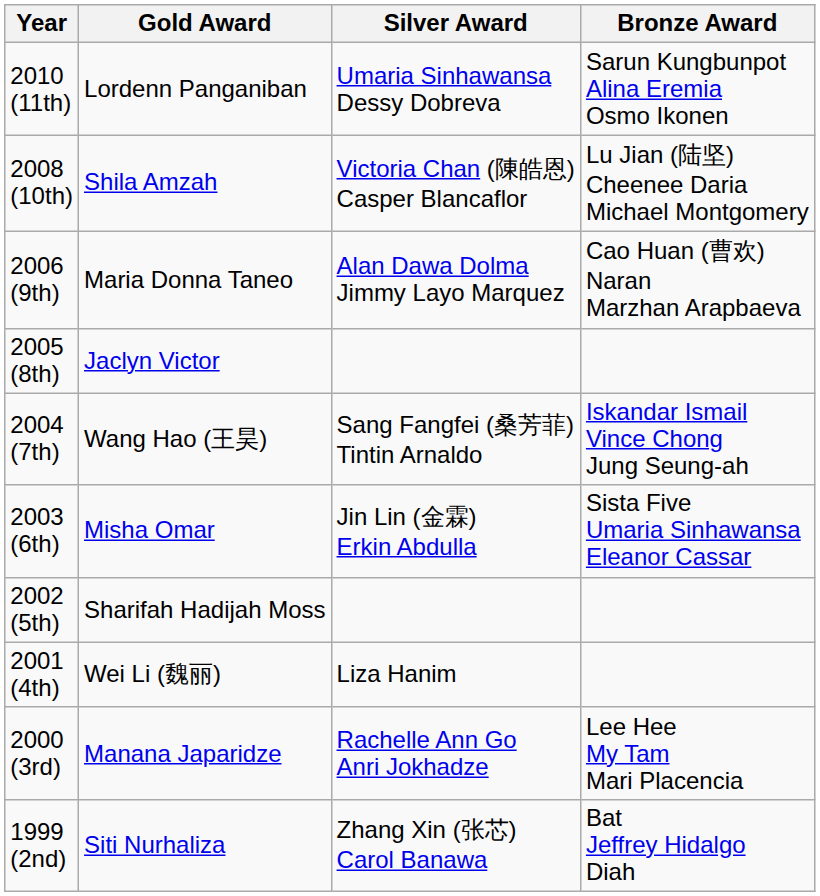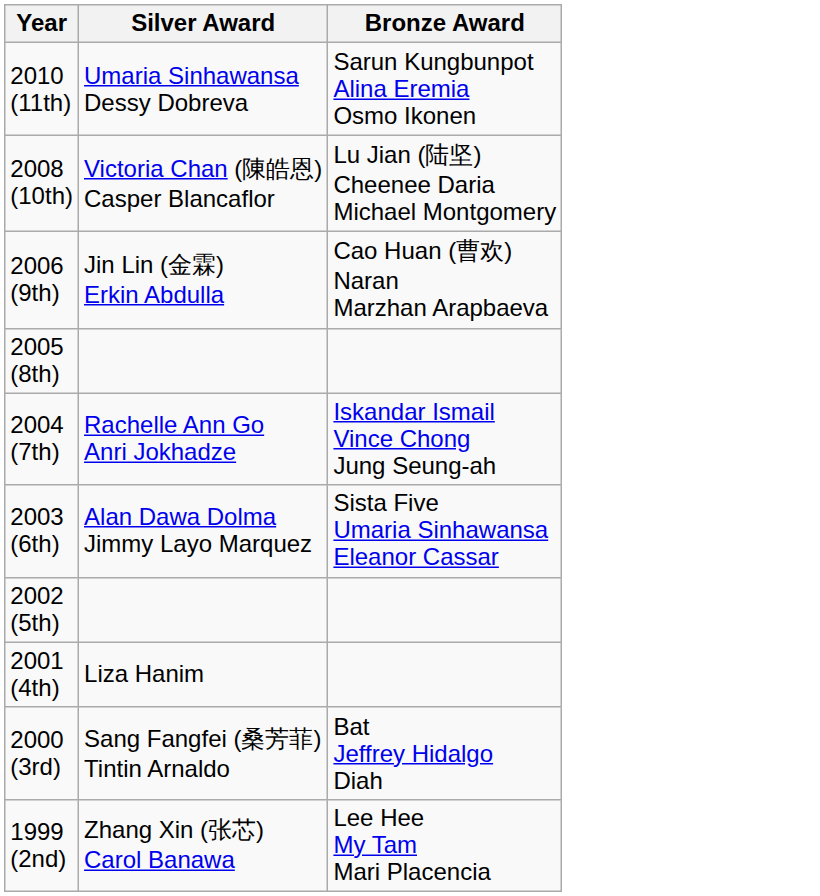- column: (205, 23)
(451, 279) Alan Dawa Dolma Jimmy Layo Marquez -> (154, 280) Jin Lin (金霖) Erkin Abdulla
(455, 439) Sang Fangfei (桑芳菲) Tintin Arnaldo -> (174, 438) Rachelle Ann Go Anri Jokhadze
(407, 531) Jin Lin (金霖) Erkin Abdulla -> (198, 530) Alan Dawa Dolma Jimmy Layo Marquez
(427, 753) Rachelle Ann Go Anri Jokhadze -> (203, 753) Sang Fangfei (桑芳菲) Tintin Arnaldo
(665, 753) Lee Hee My Tam Mari Placencia -> (413, 753) Bat Jeffrey Hidalgo Diah
(666, 845) Bat Jeffrey Hidalgo Diah -> (412, 845) Lee Hee My Tam Mari Placencia
